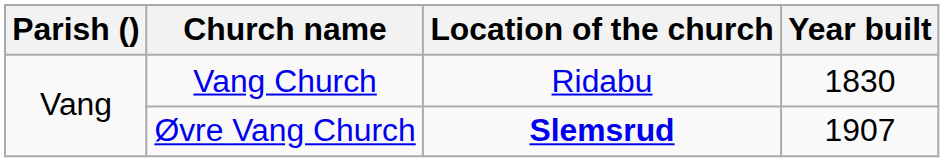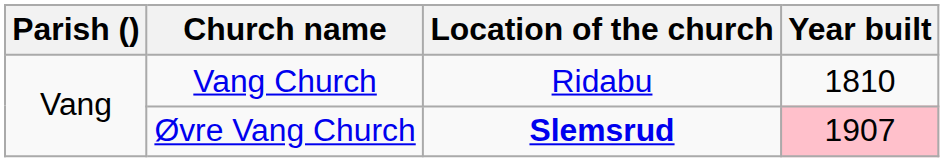(860, 80) 1830 -> (860, 80) 1810
(860, 130) no background -> (860, 130) pink background
